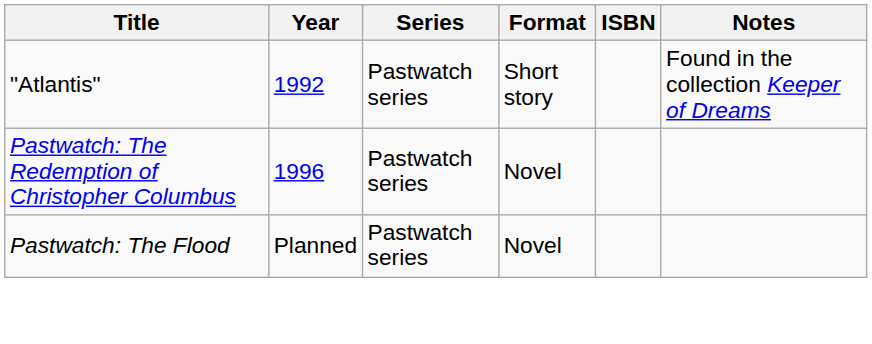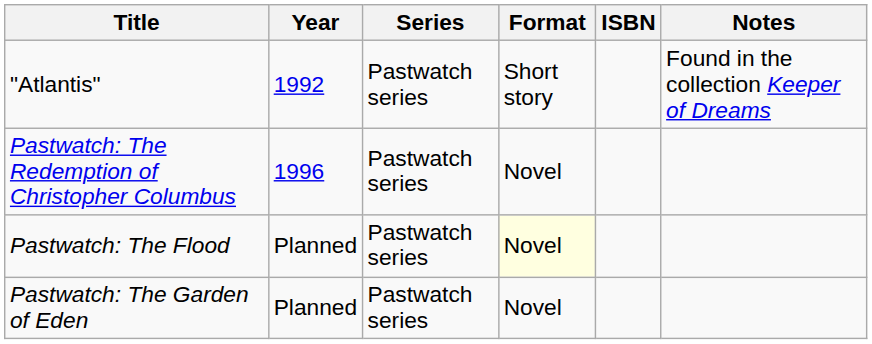(533, 245) no background -> (533, 245) lightyellow background
+ row: (129, 307)
